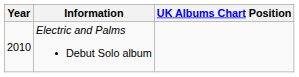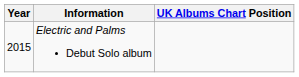(19, 47) 2010 -> (19, 47) 2015
